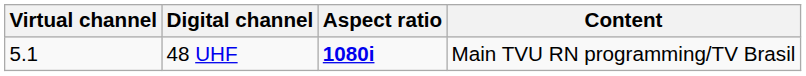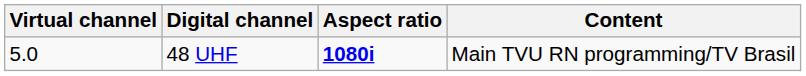(24, 53) 5.1 -> (24, 53) 5.0
